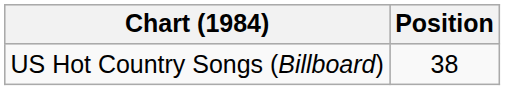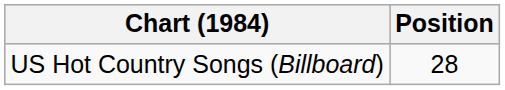(444, 63) 38 -> (444, 63) 28
